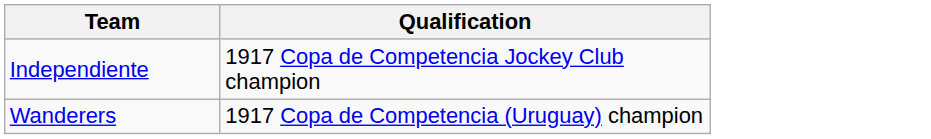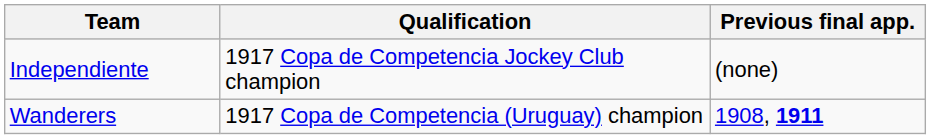+ column: (818, 21)
